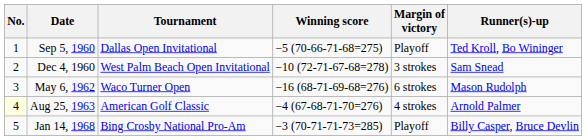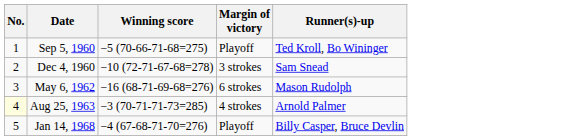- column: (185, 21)
(329, 106) −4 (67-68-71-70=276) -> (154, 106) −3 (70-71-71-73=285)
(329, 126) −3 (70-71-71-73=285) -> (154, 126) −4 (67-68-71-70=276)
